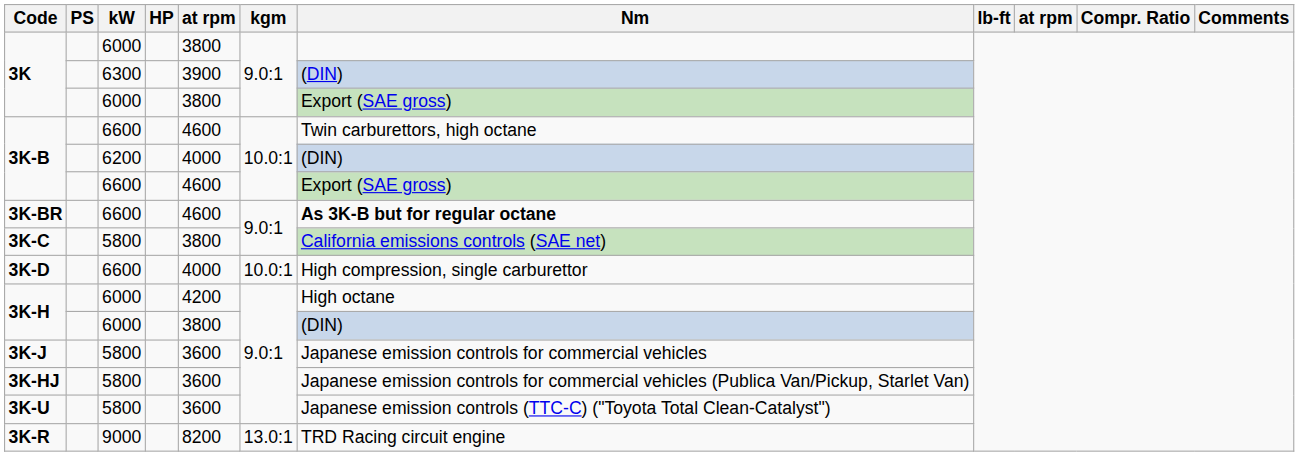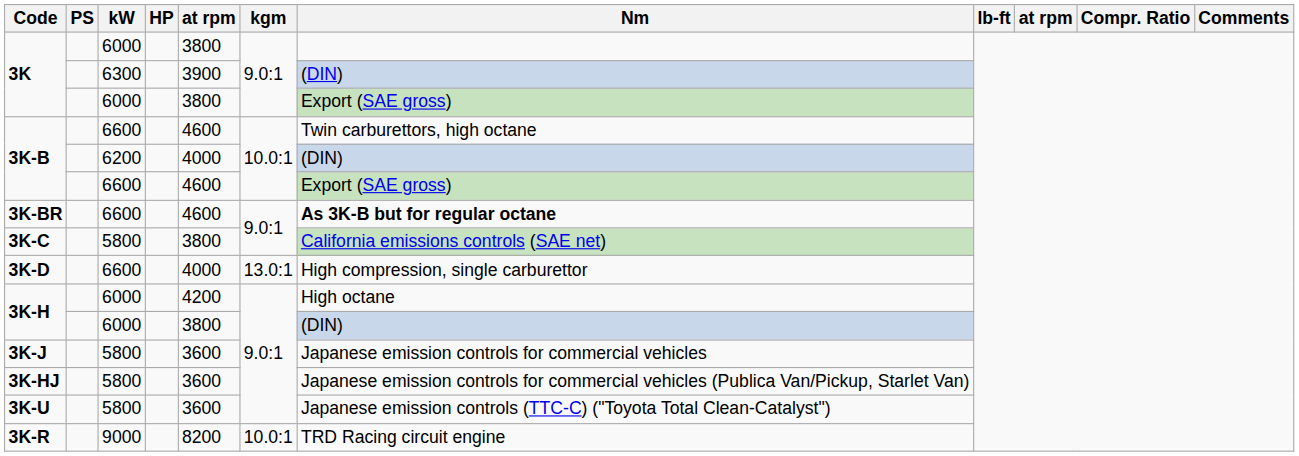(268, 269) 10.0:1 -> (268, 269) 13.0:1
(268, 437) 13.0:1 -> (268, 437) 10.0:1
